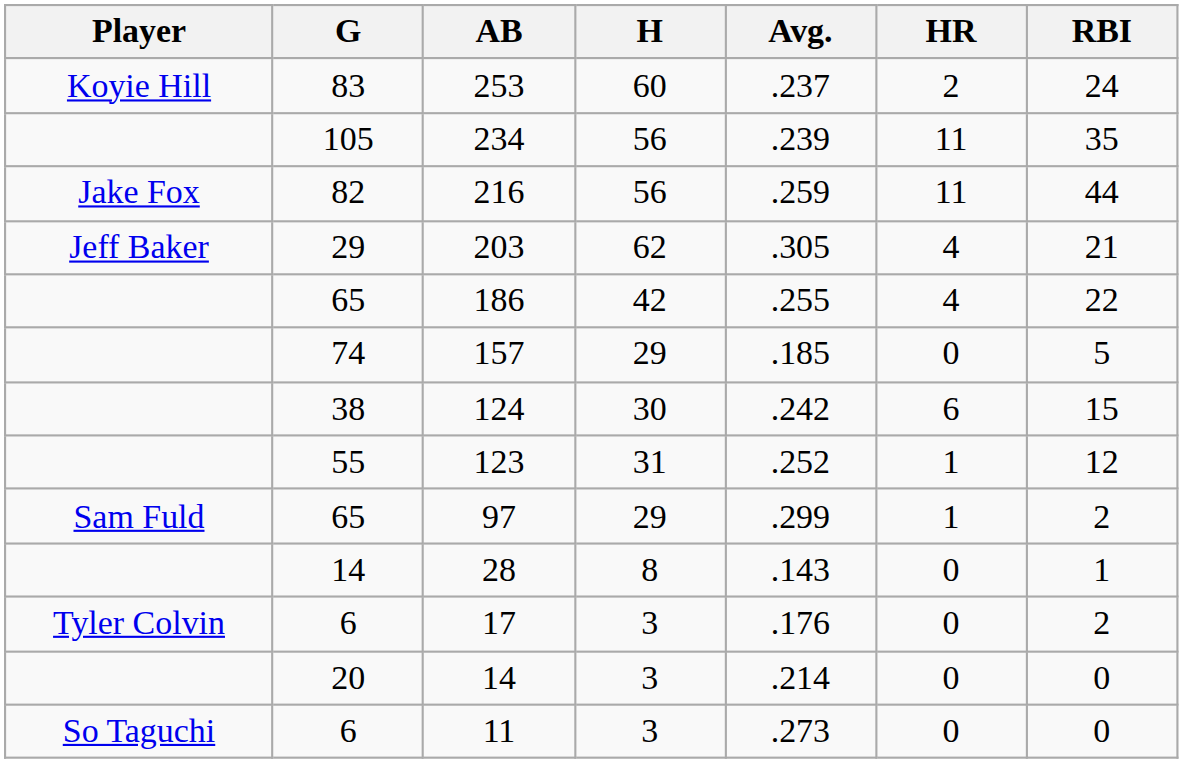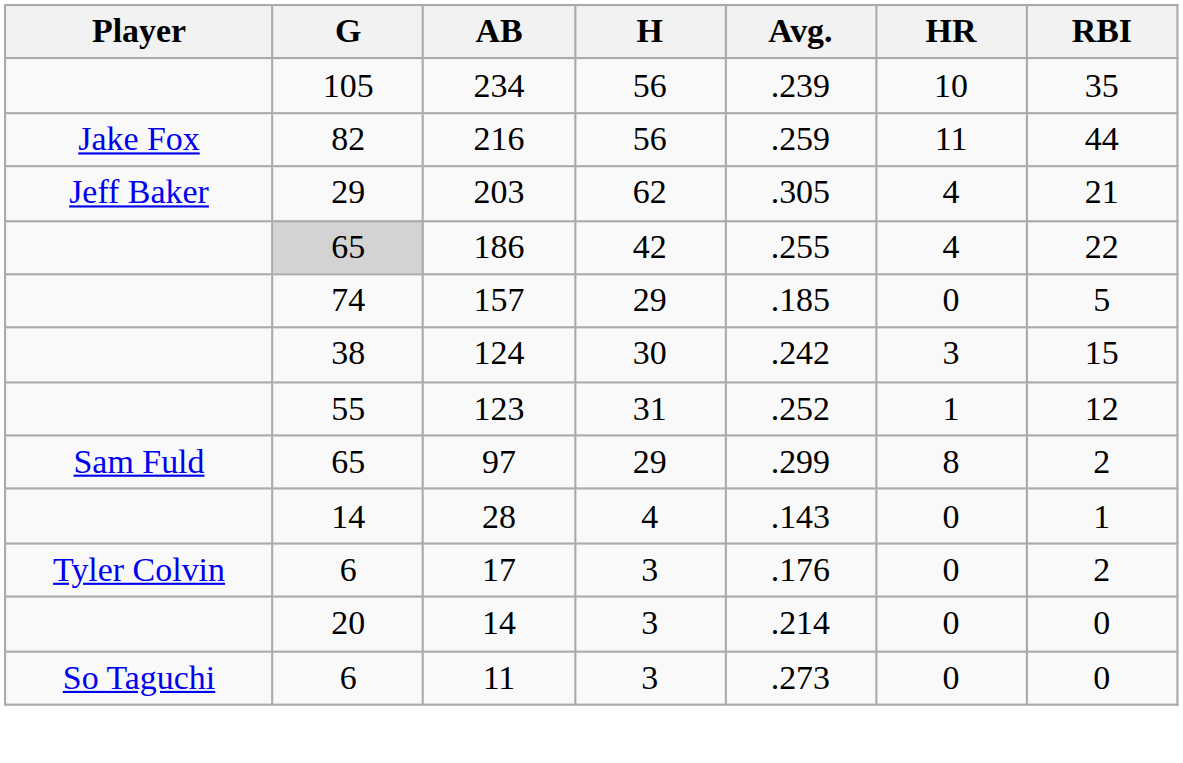- row: (499, 85)
(951, 138) 11 -> (951, 85) 10
(348, 300) no background -> (348, 246) lightgrey background
(951, 407) 6 -> (951, 354) 3
(951, 515) 1 -> (951, 461) 8
(650, 569) 8 -> (650, 515) 4
